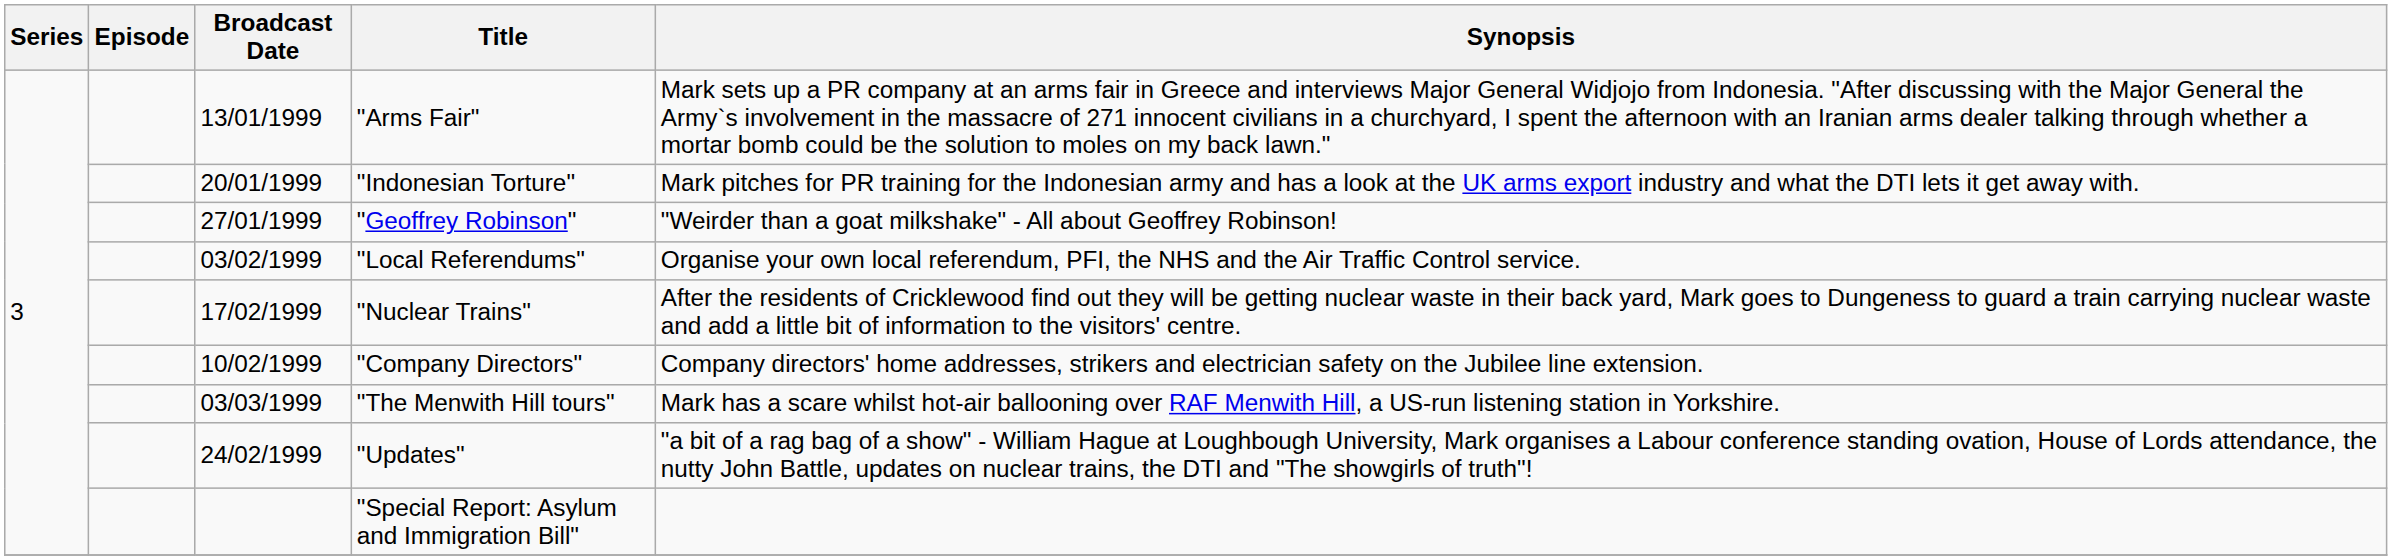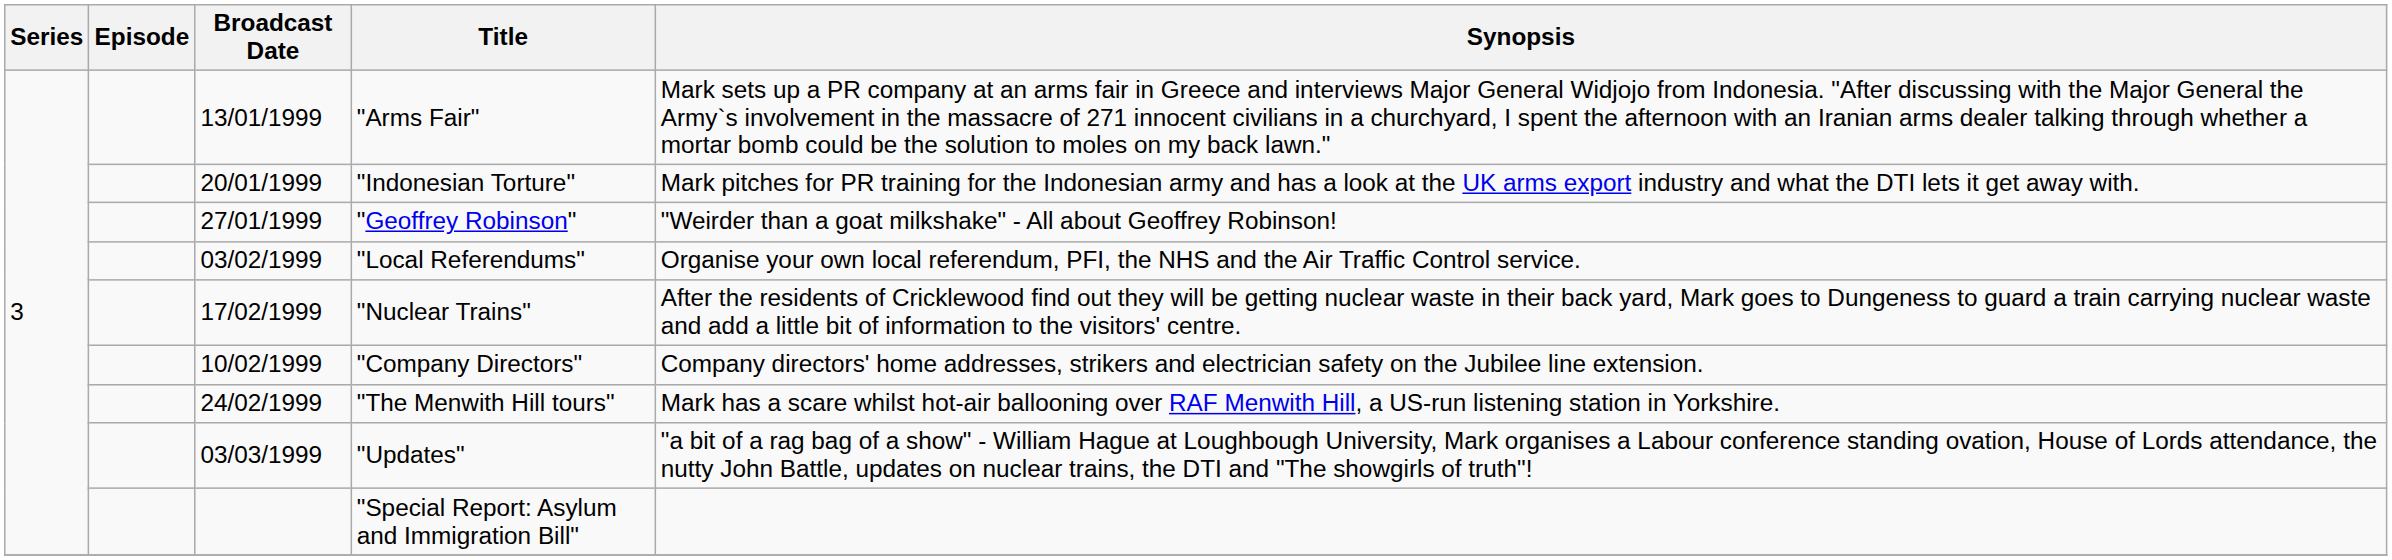(261, 403) 03/03/1999 -> (261, 403) 24/02/1999
(261, 455) 24/02/1999 -> (261, 455) 03/03/1999
